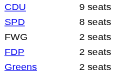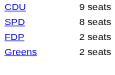- row: (16, 37)
